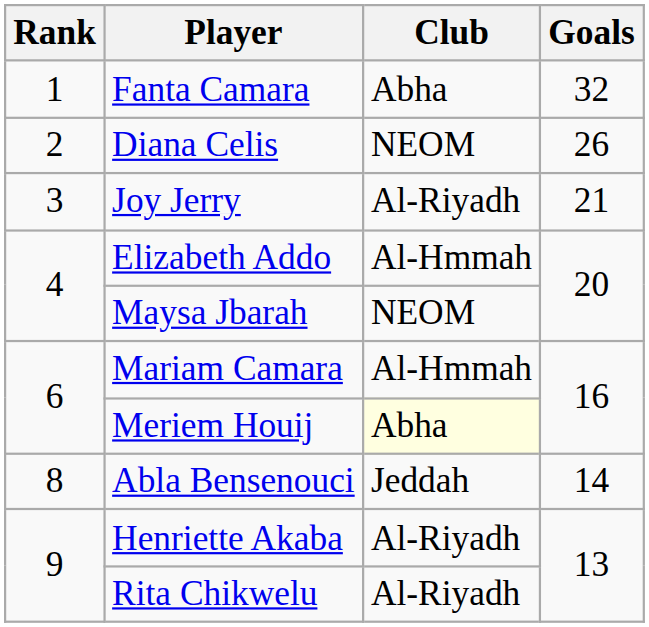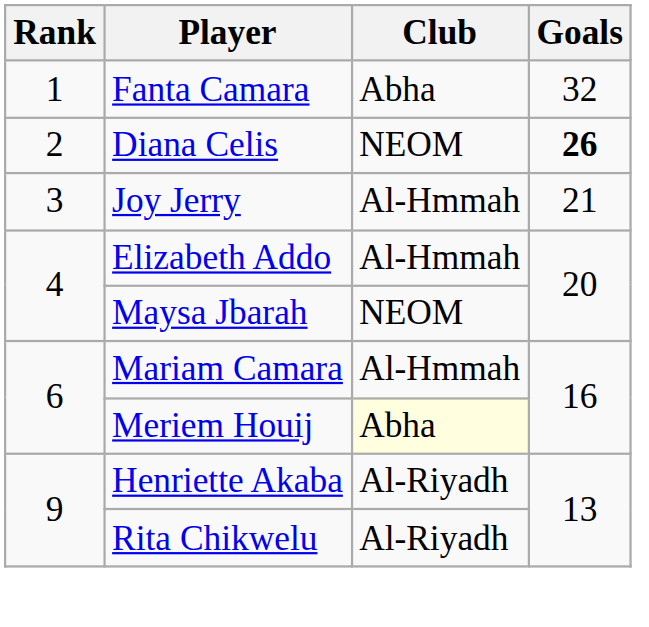(592, 144) normal -> (580, 144) bold
(446, 200) Al-Riyadh -> (440, 200) Al-Hmmah
- row: (233, 481)
